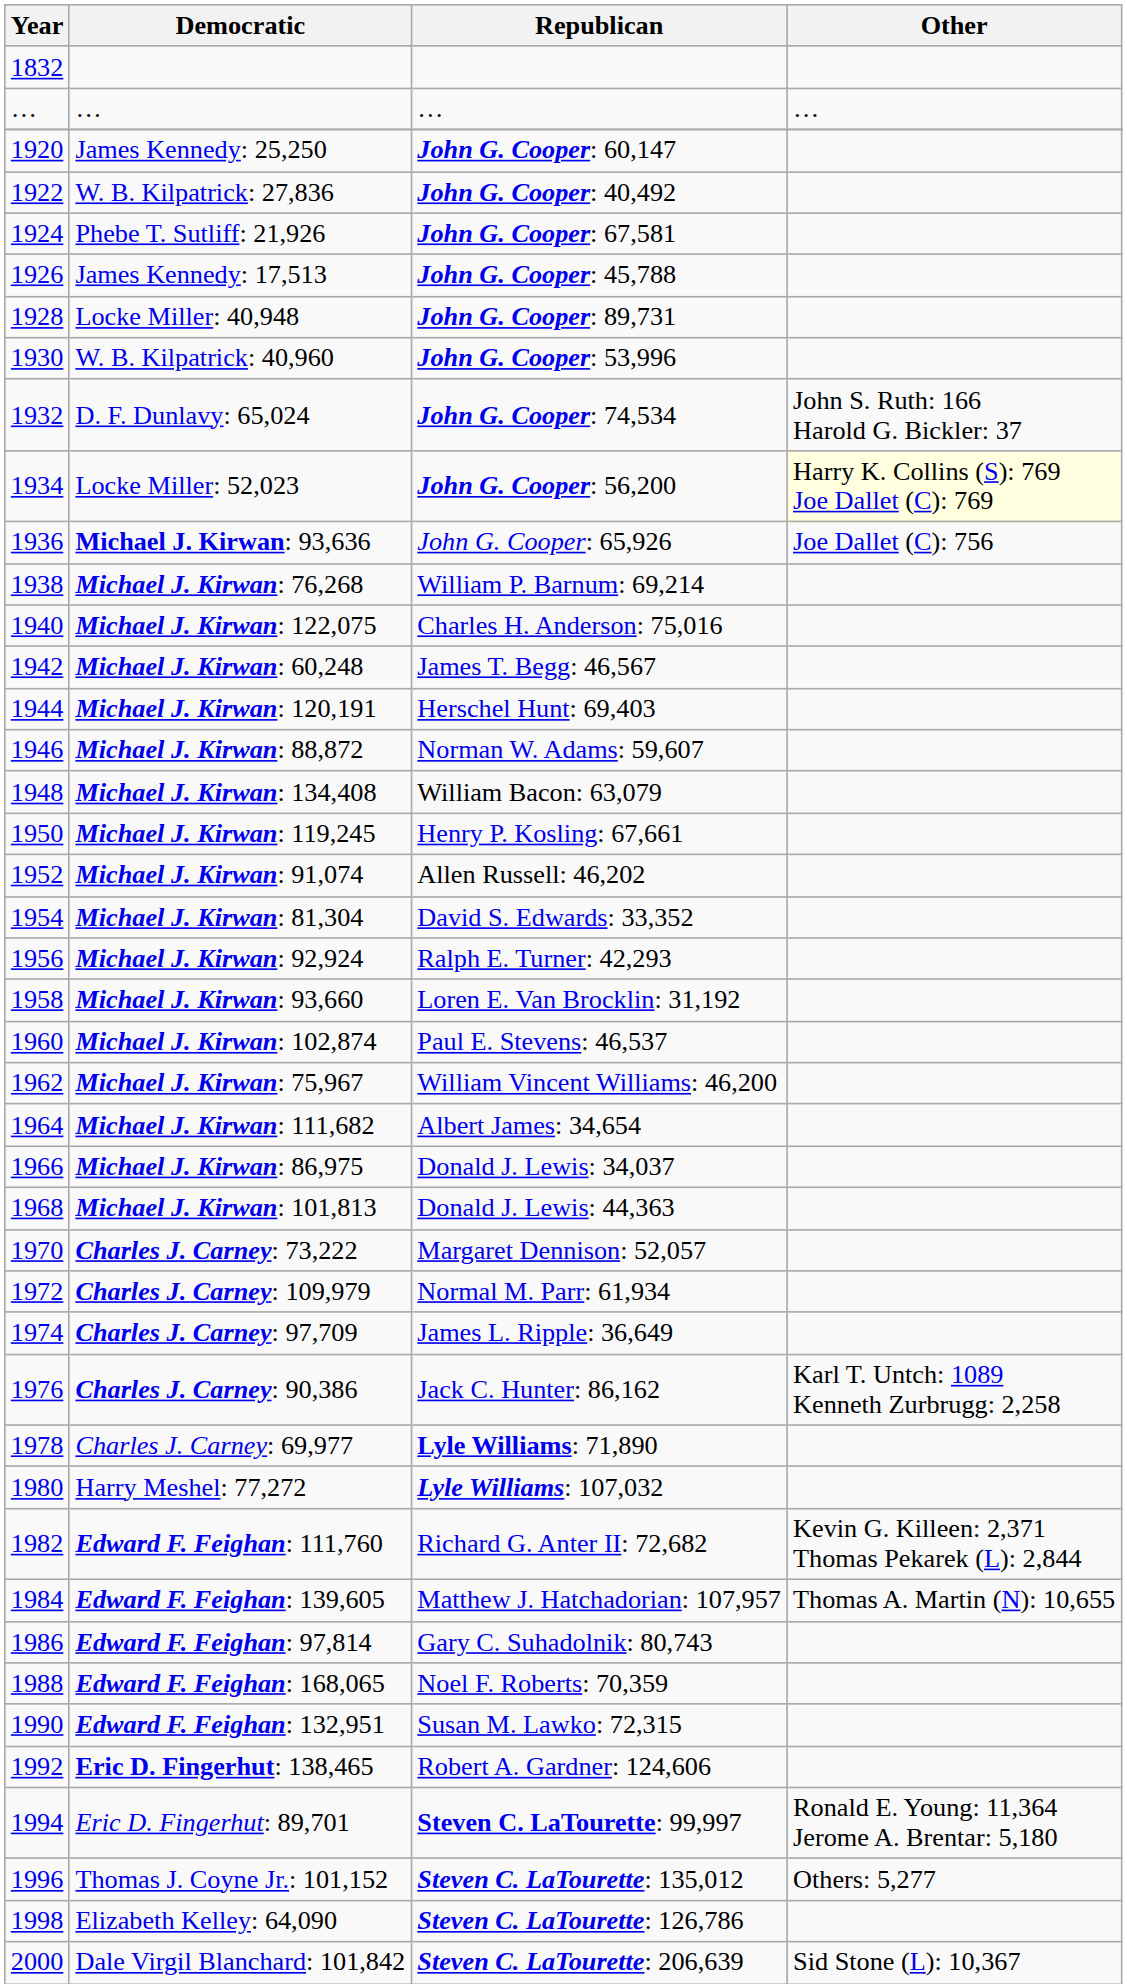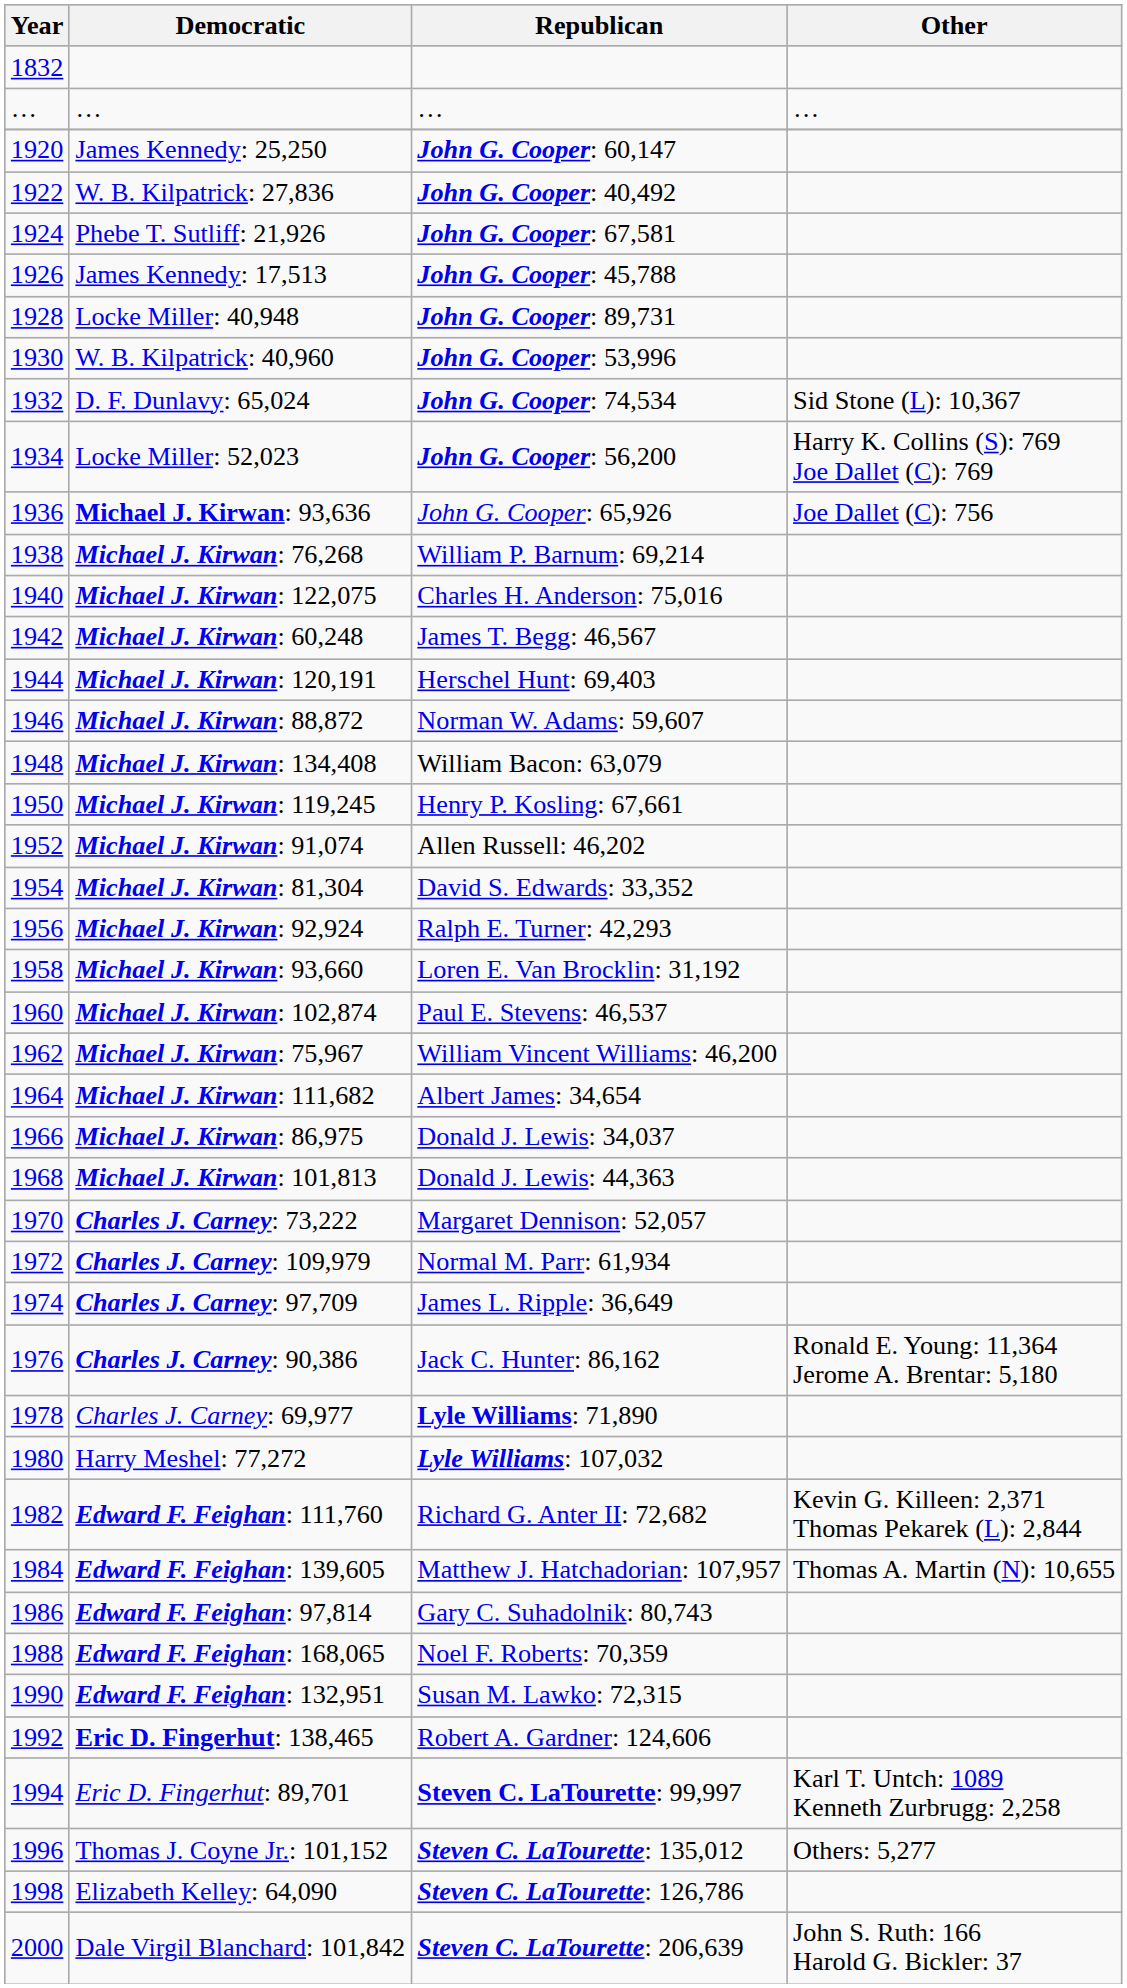(907, 414) John S. Ruth: 166 Harold G. Bickler: 37 -> (907, 399) Sid Stone (L): 10,367
(927, 485) lightyellow background -> (927, 456) no background
(927, 1389) Karl T. Untch: 1089 Kenneth Zurbrugg: 2,258 -> (925, 1359) Ronald E. Young: 11,364 Jerome A. Brentar: 5,180
(925, 1822) Ronald E. Young: 11,364 Jerome A. Brentar: 5,180 -> (927, 1793) Karl T. Untch: 1089 Kenneth Zurbrugg: 2,258
(907, 1962) Sid Stone (L): 10,367 -> (907, 1947) John S. Ruth: 166 Harold G. Bickler: 37
